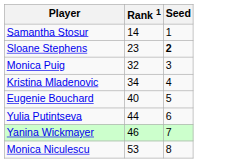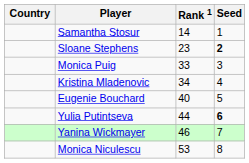+ column: (30, 14)
(133, 65) 32 -> (184, 65) 33
(169, 116) normal -> (220, 116) bold
